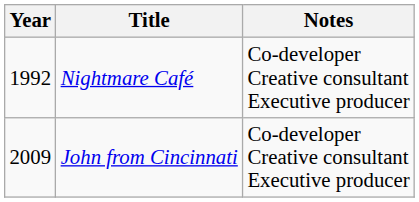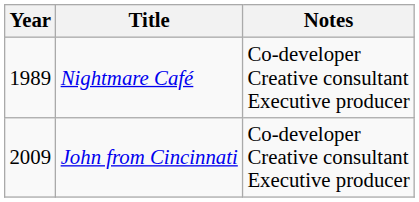(30, 77) 1992 -> (30, 77) 1989
